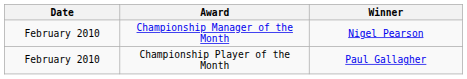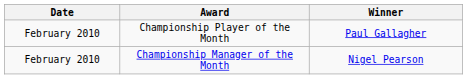rows swapped: (215, 33) <-> (215, 60)
